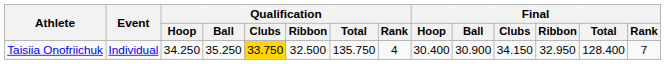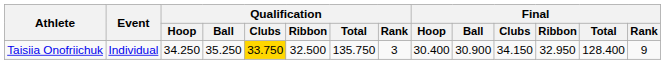(394, 50) 4 -> (394, 50) 3
(644, 50) 7 -> (644, 50) 9
